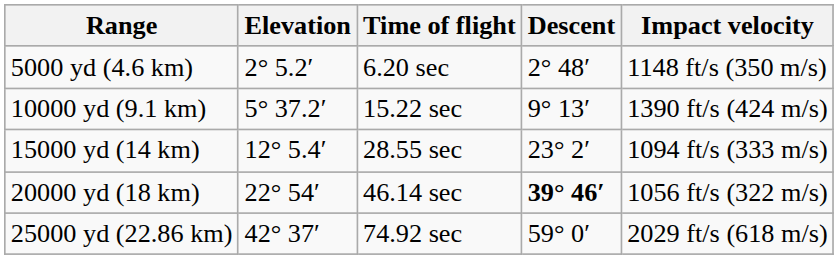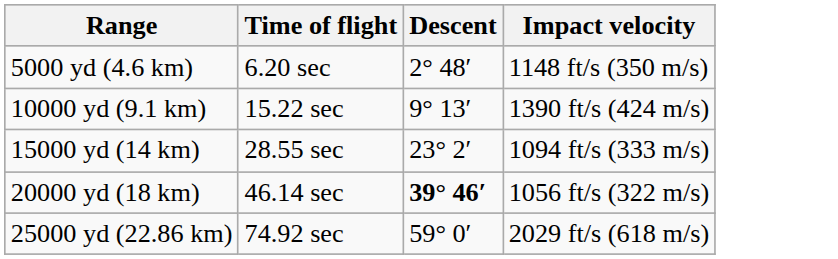- column: (298, 25)
